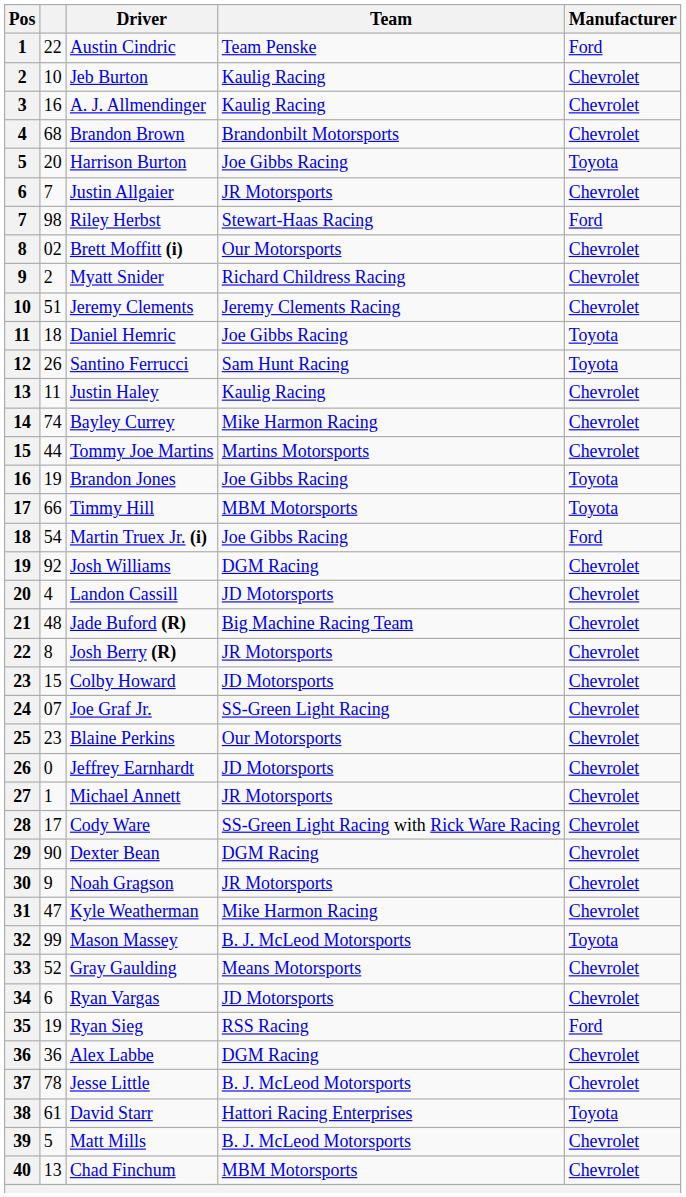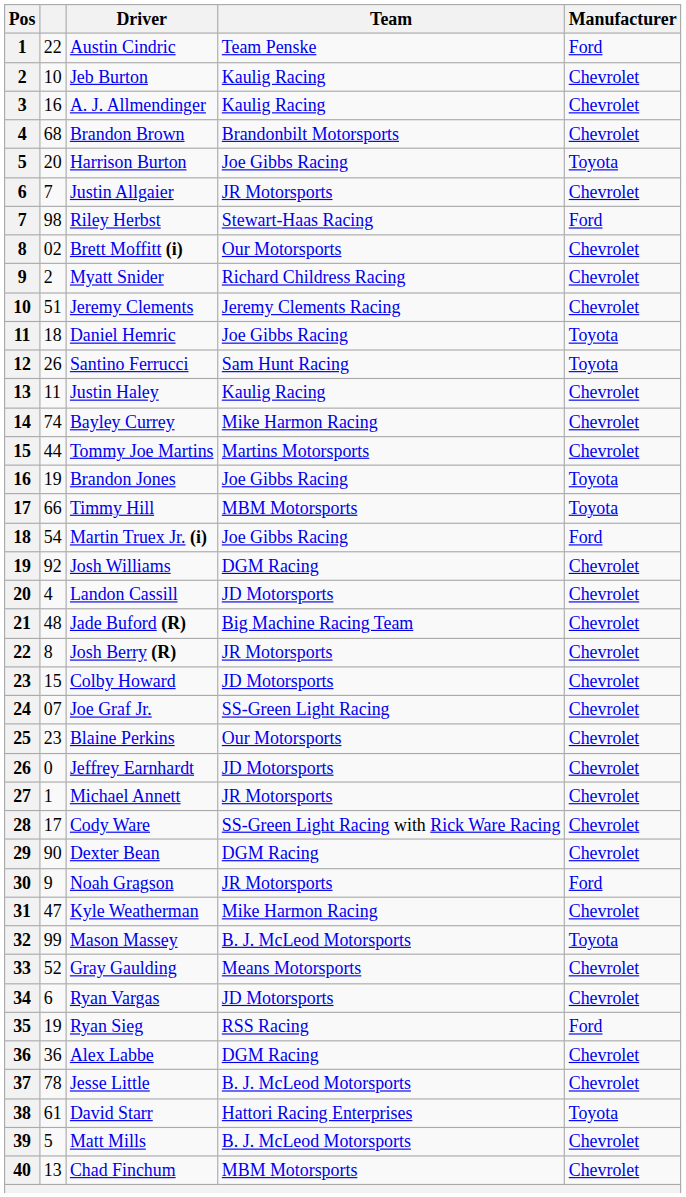(604, 882) Chevrolet -> (586, 882) Ford
